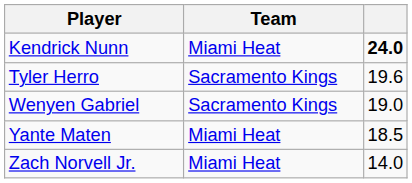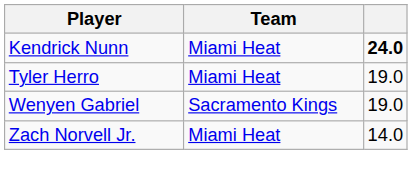(263, 76) Sacramento Kings -> (234, 76) Miami Heat
(385, 76) 19.6 -> (385, 76) 19.0
- row: (60, 134)
